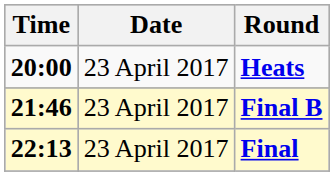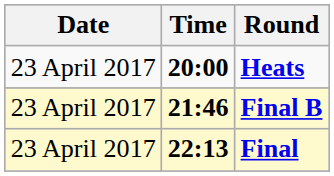columns swapped: (156, 25) <-> (41, 25)
